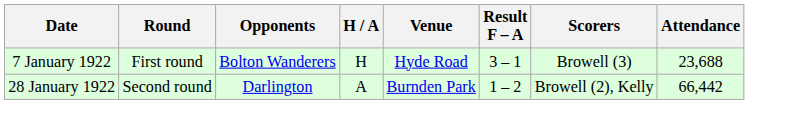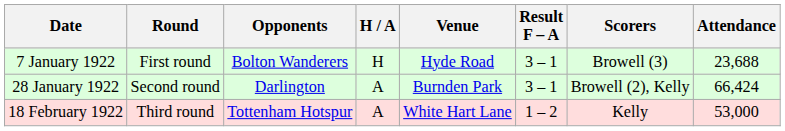(505, 86) 1 – 2 -> (541, 86) 3 – 1
(701, 86) 66,442 -> (737, 86) 66,424
+ row: (66, 112)
